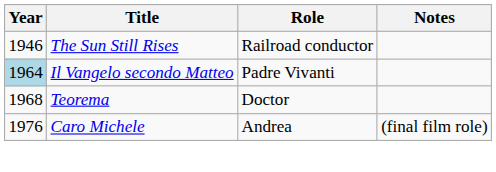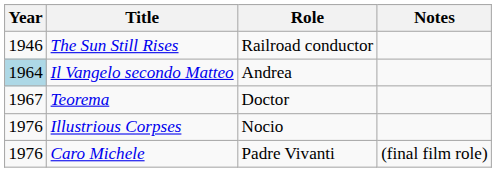(288, 72) Padre Vivanti -> (267, 72) Andrea
(26, 99) 1968 -> (26, 99) 1967
+ row: (116, 126)
(267, 126) Andrea -> (288, 153) Padre Vivanti
